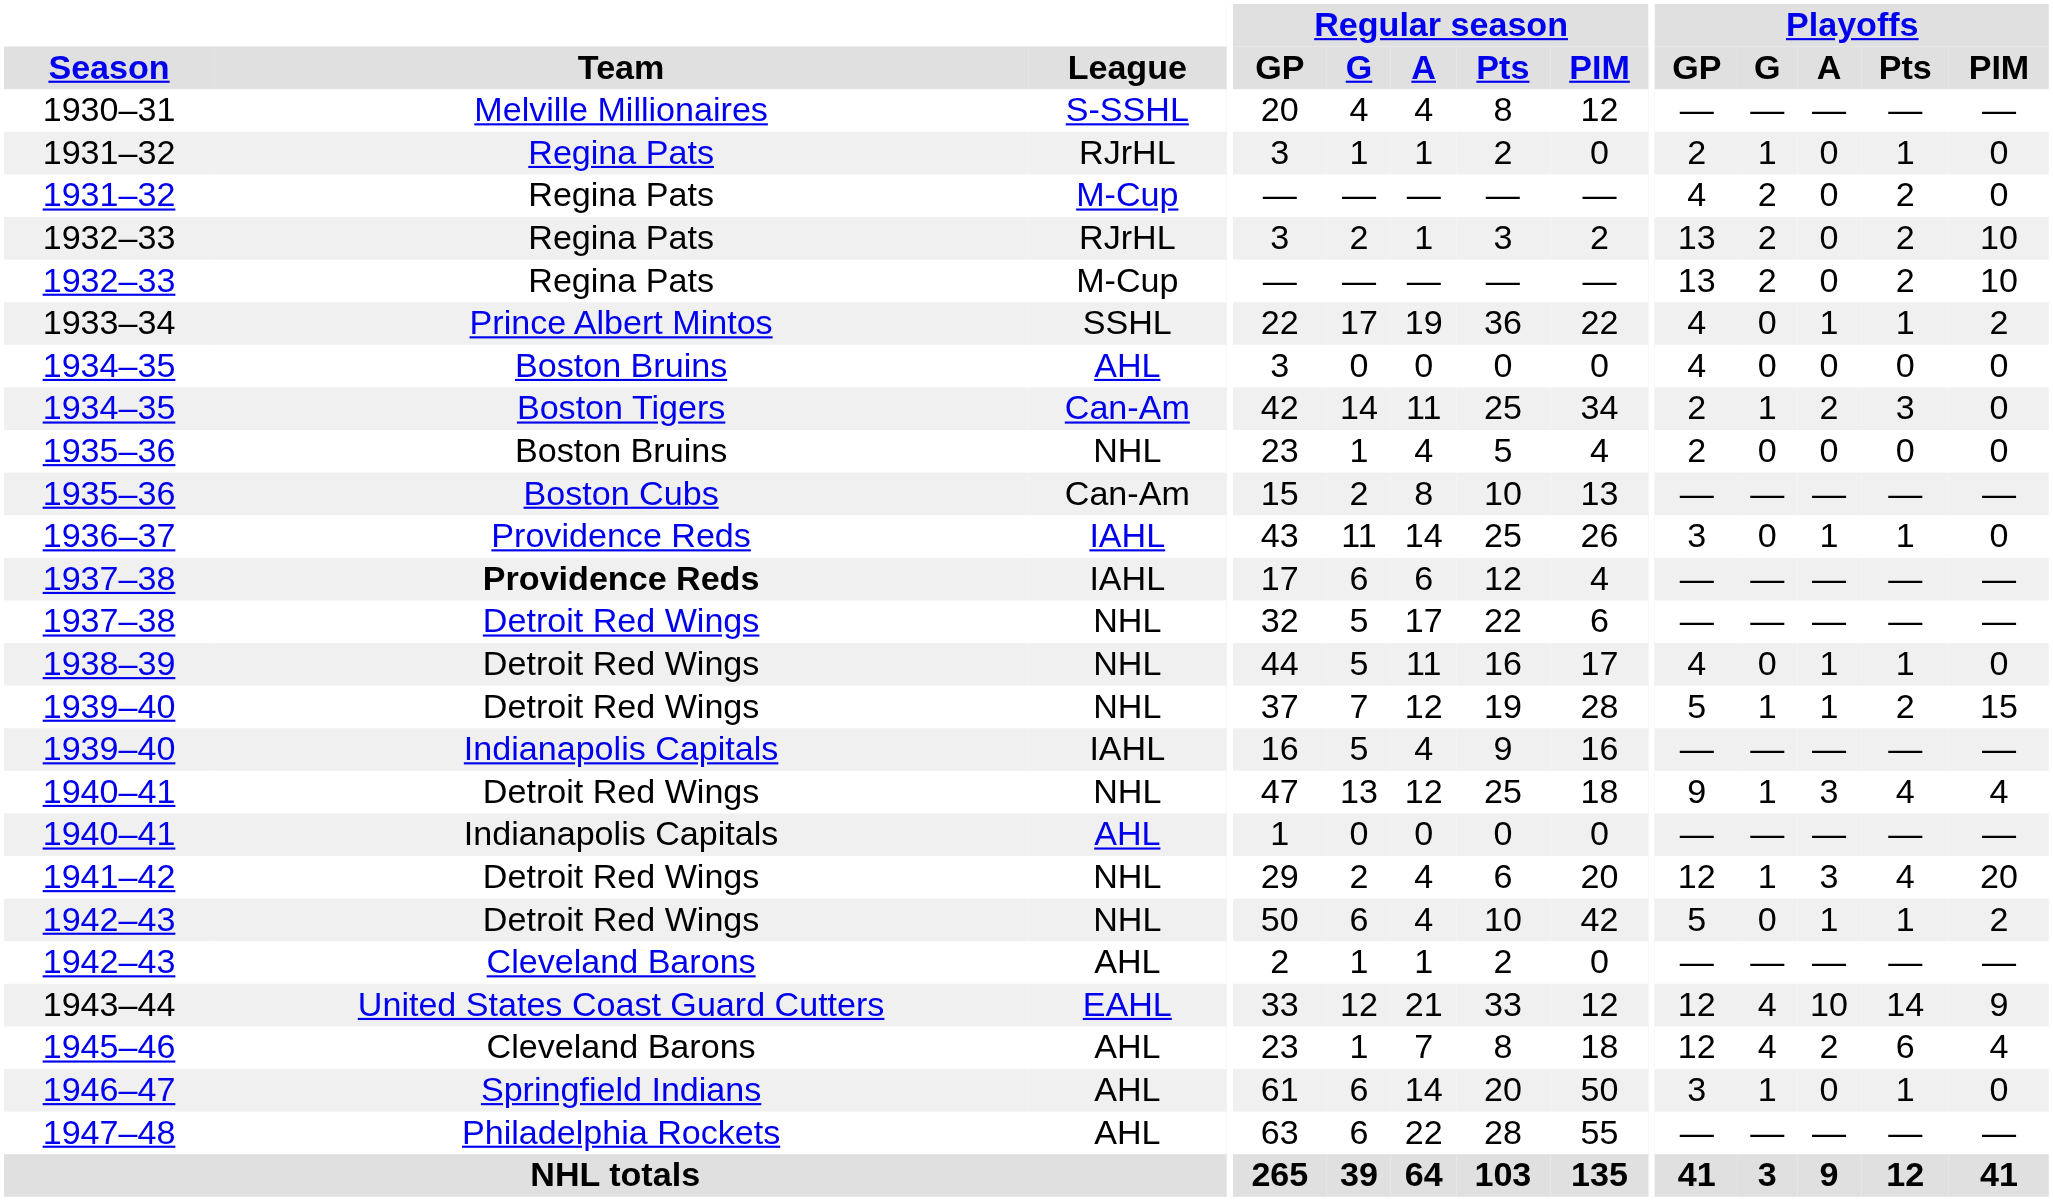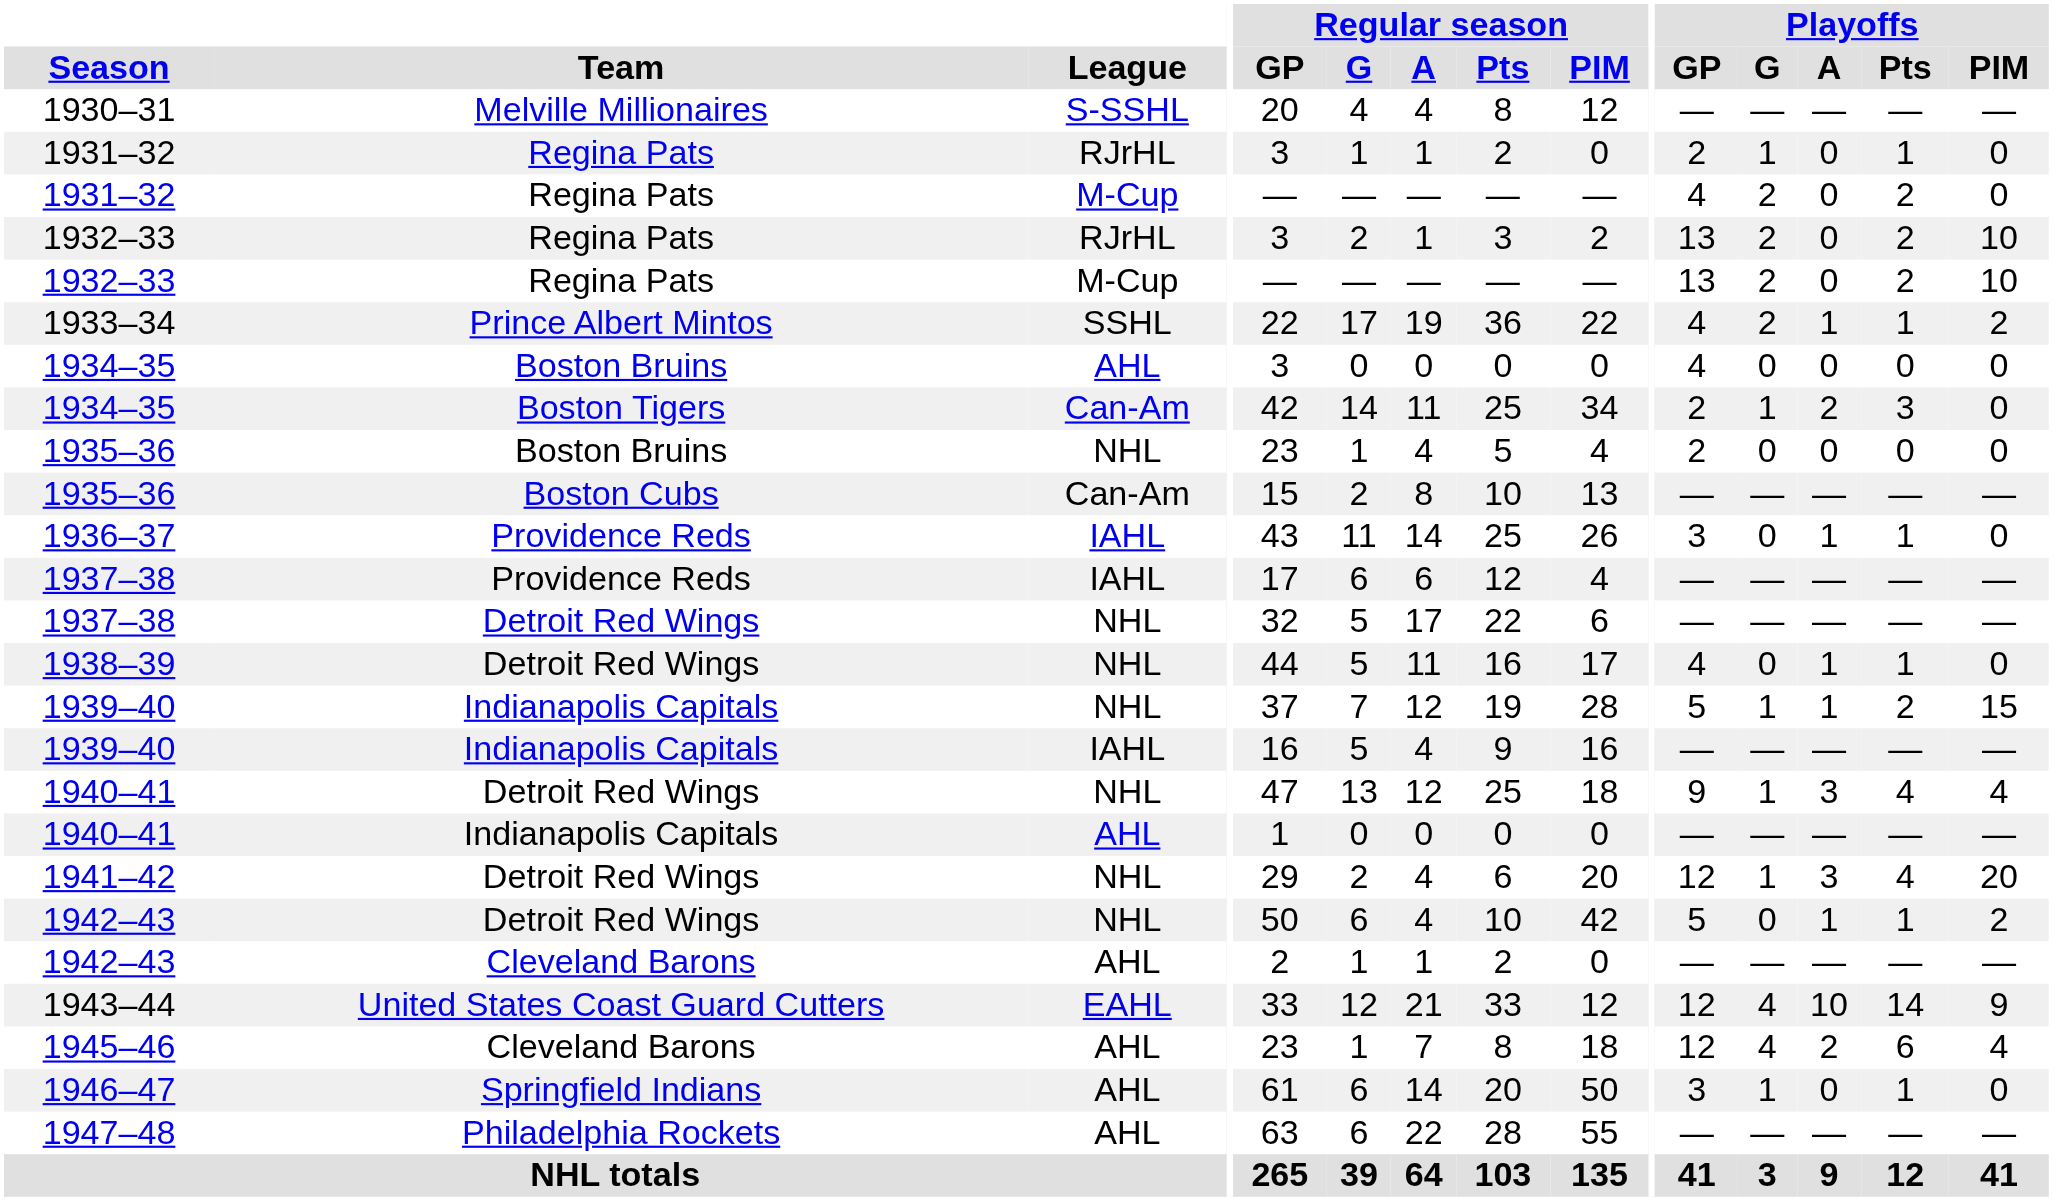(1767, 322) 0 -> (1767, 322) 2
(621, 578) bold -> (621, 578) normal
(621, 706) Detroit Red Wings -> (621, 706) Indianapolis Capitals
